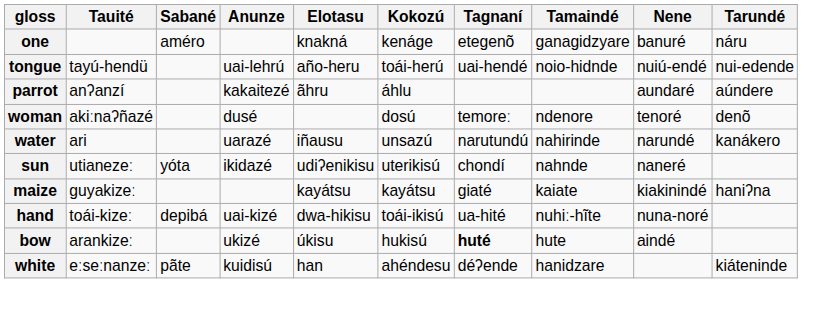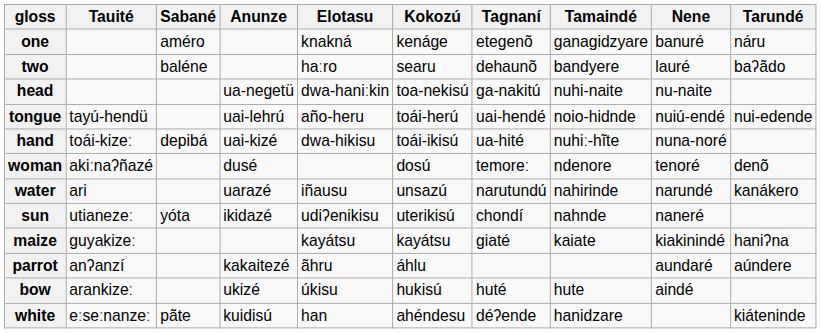+ row: (35, 66)
+ row: (35, 91)
rows swapped: (35, 215) <-> (35, 91)
(474, 240) bold -> (491, 290) normal
